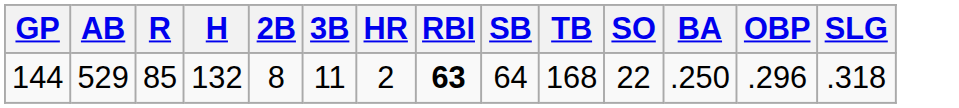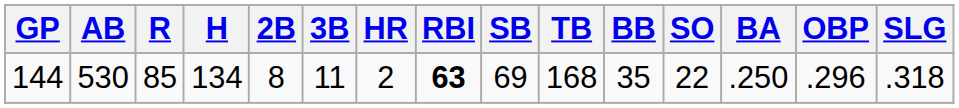+ column: (634, 28)
(103, 77) 529 -> (103, 77) 530
(217, 77) 132 -> (217, 77) 134
(510, 77) 64 -> (510, 77) 69
